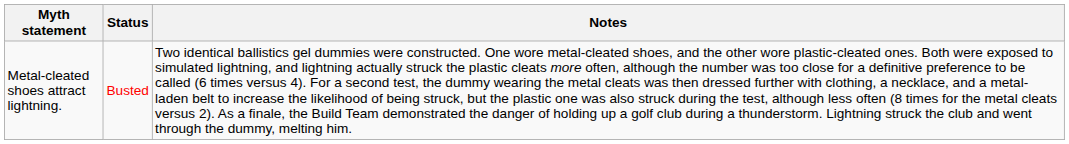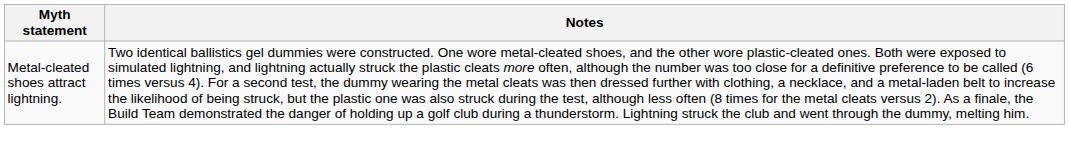- column: (128, 22)
